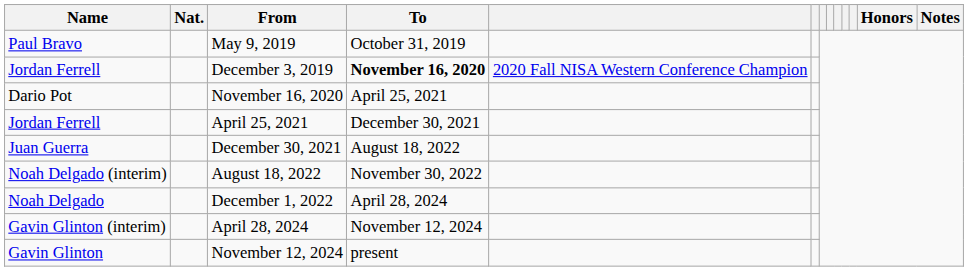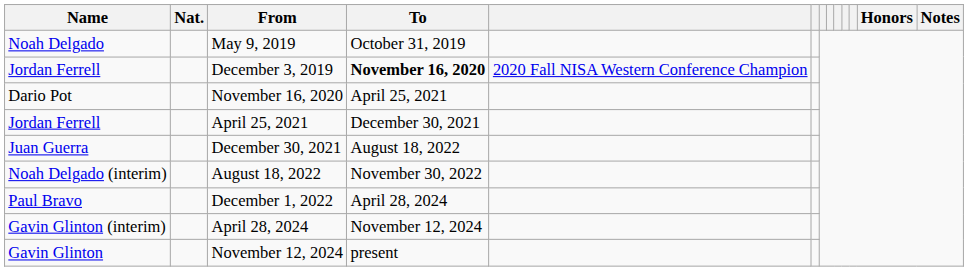(45, 43) Paul Bravo -> (56, 43) Noah Delgado
(56, 200) Noah Delgado -> (45, 200) Paul Bravo
